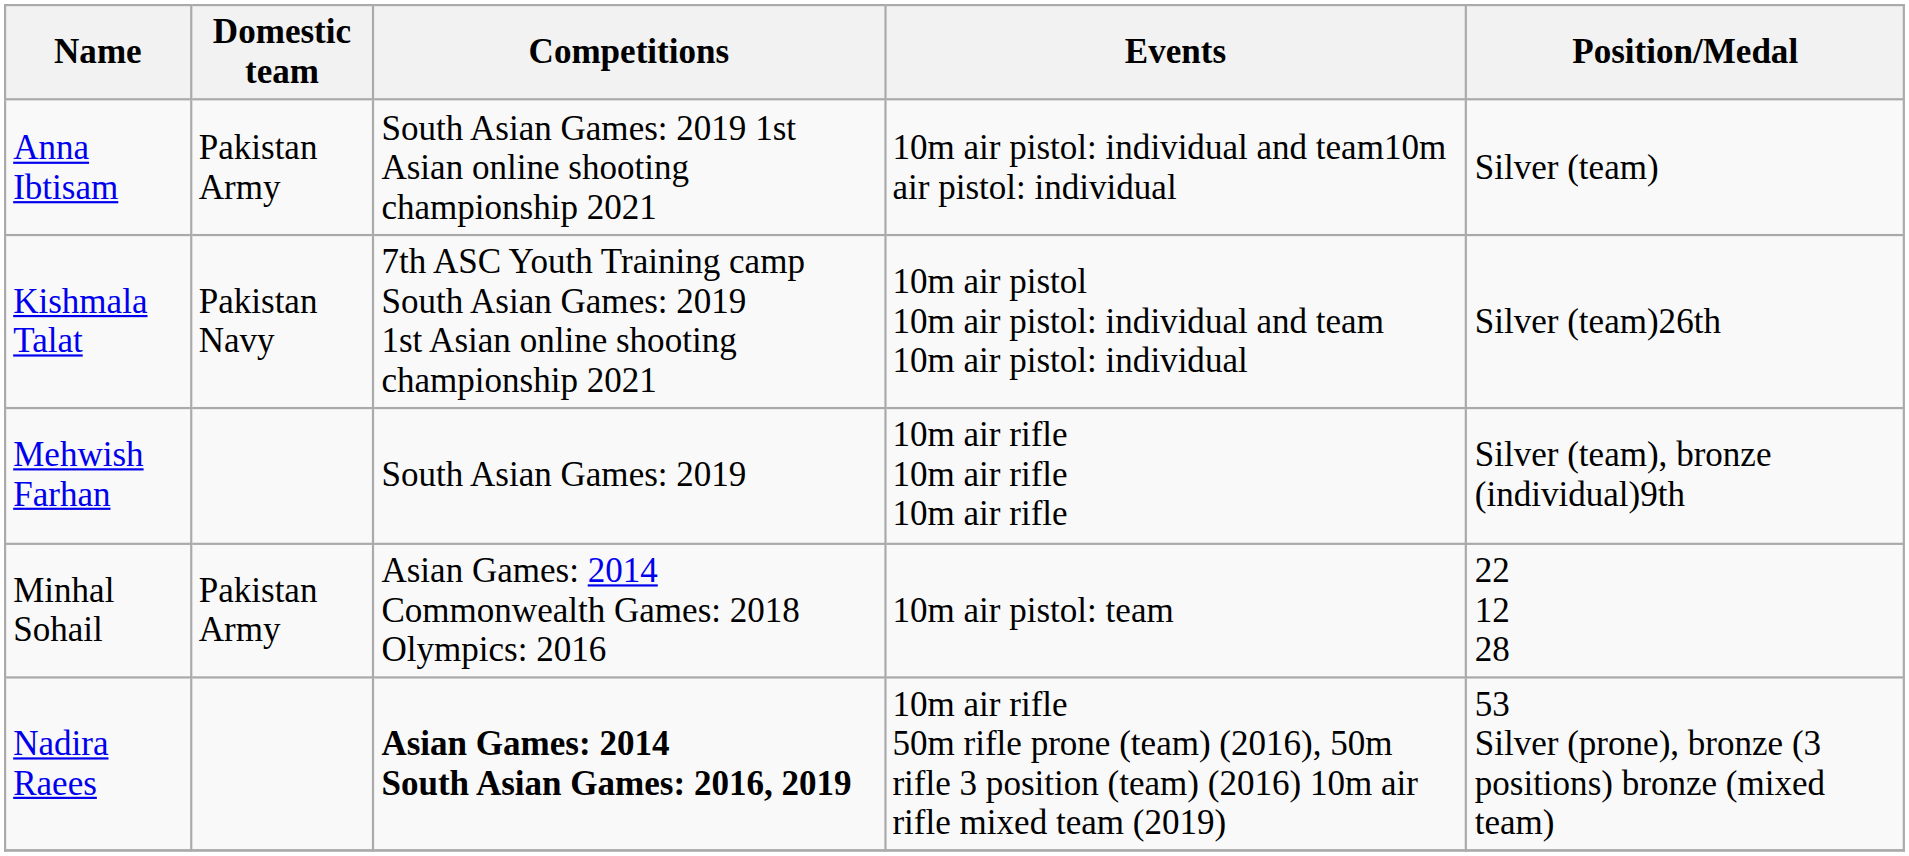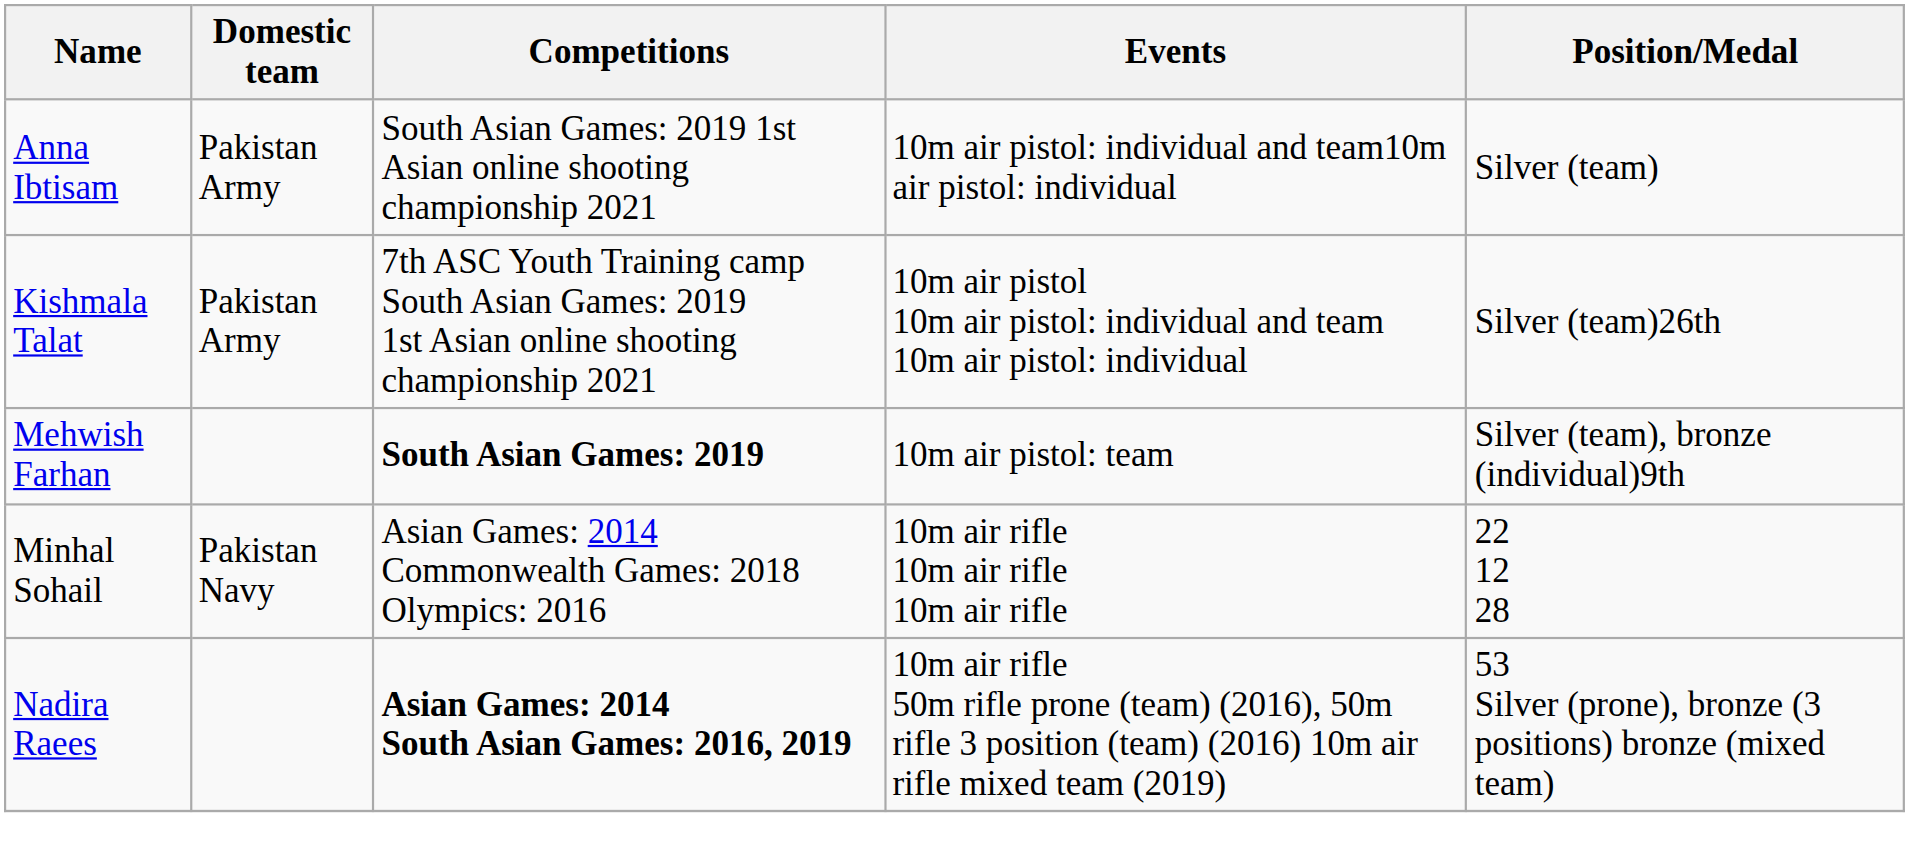(258, 320) Pakistan Navy -> (258, 320) Pakistan Army
(564, 474) normal -> (573, 455) bold
(980, 474) 10m air rifle 10m air rifle 10m air rifle -> (1033, 455) 10m air pistol: team
(258, 609) Pakistan Army -> (258, 569) Pakistan Navy
(1033, 609) 10m air pistol: team -> (980, 569) 10m air rifle 10m air rifle 10m air rifle
